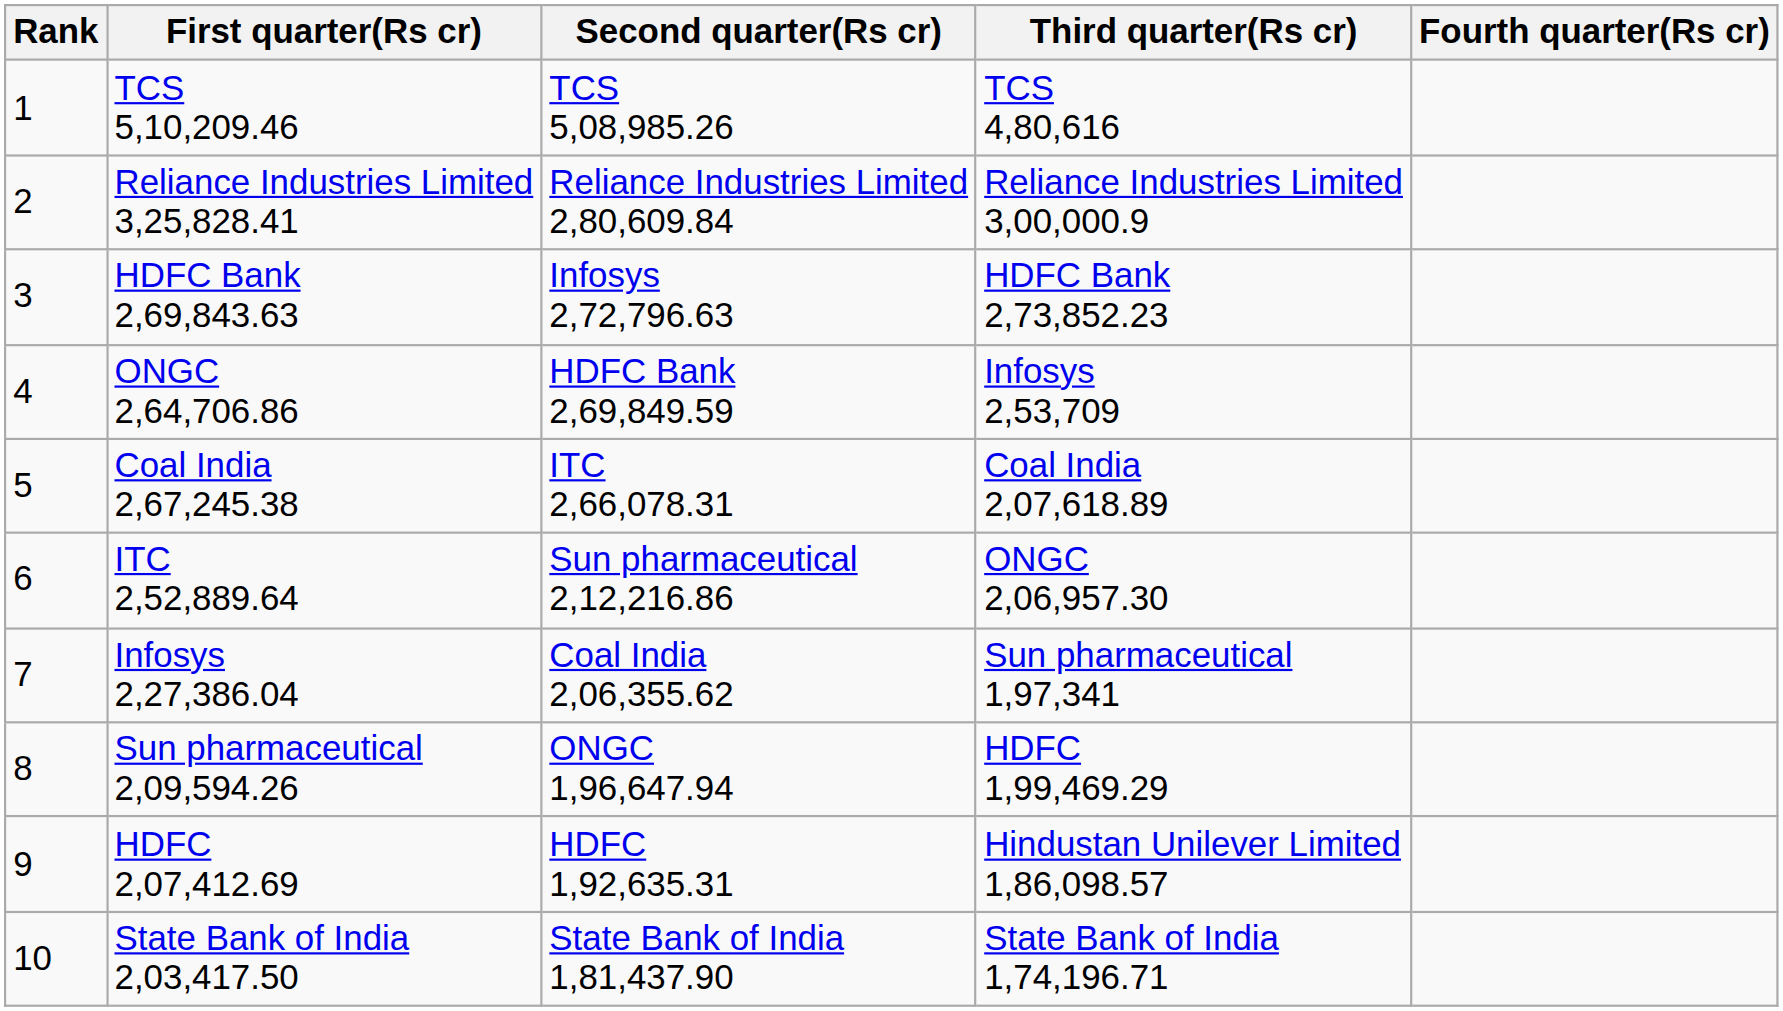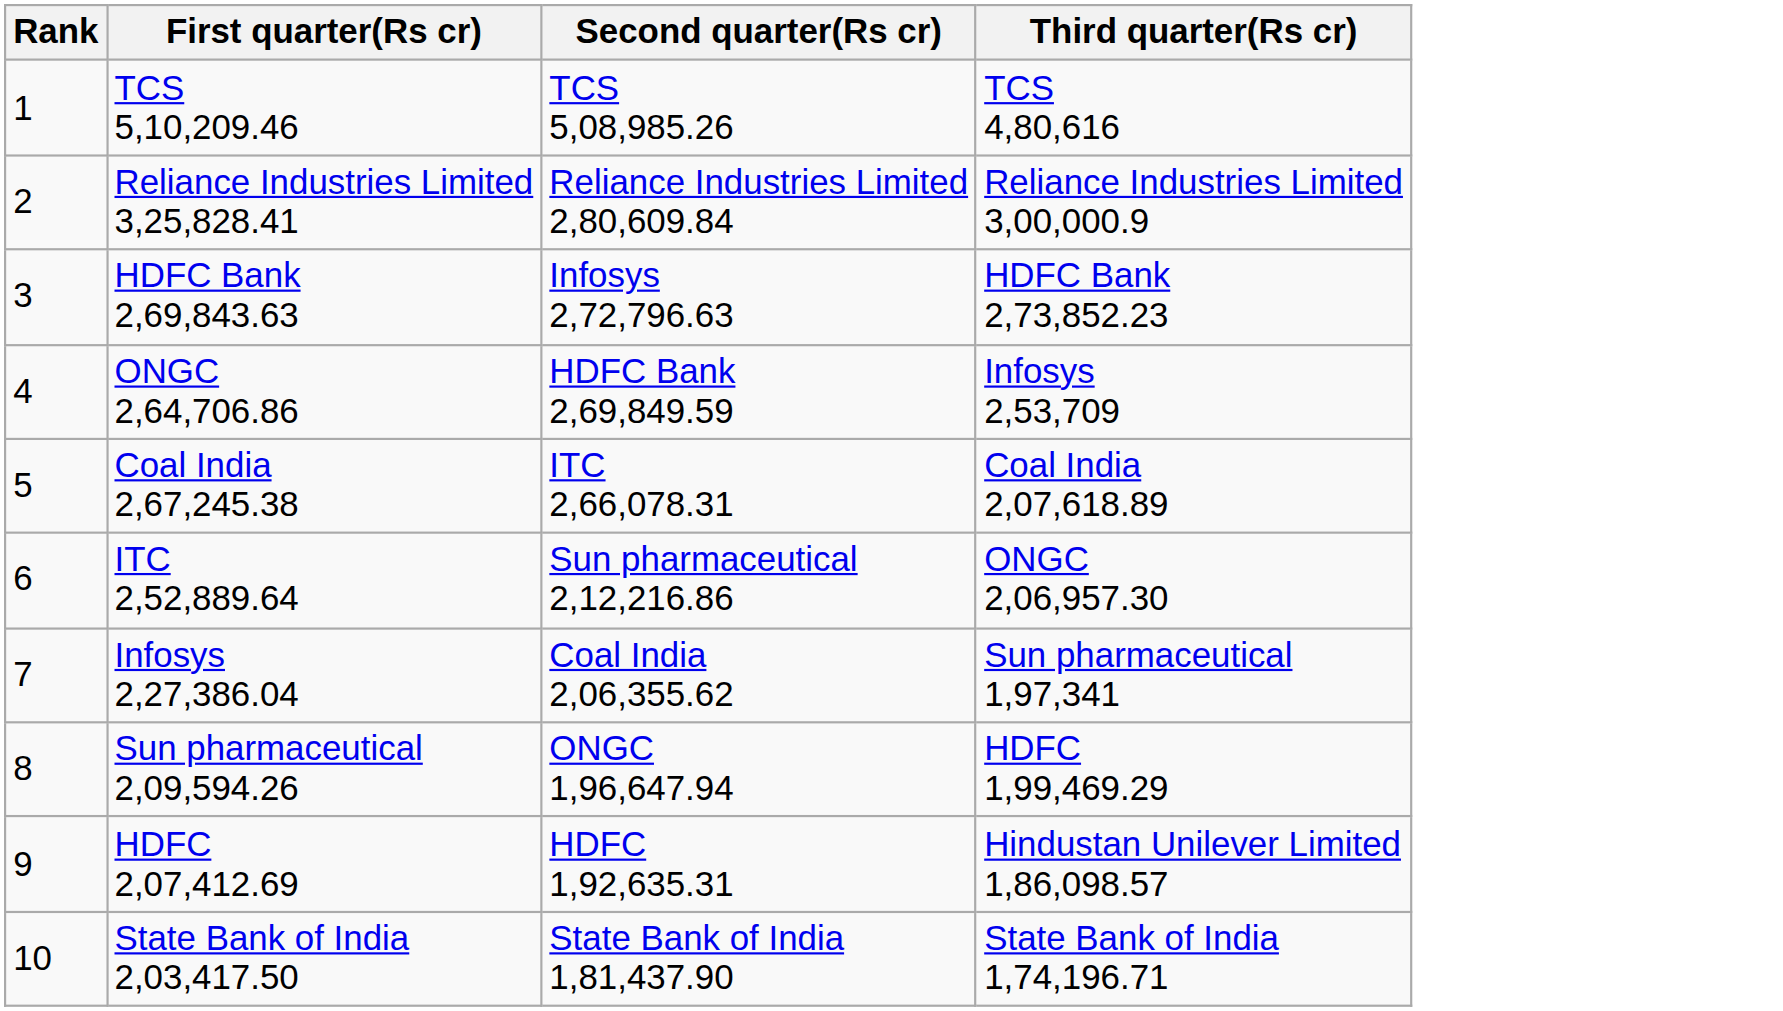- column: (1594, 32)
